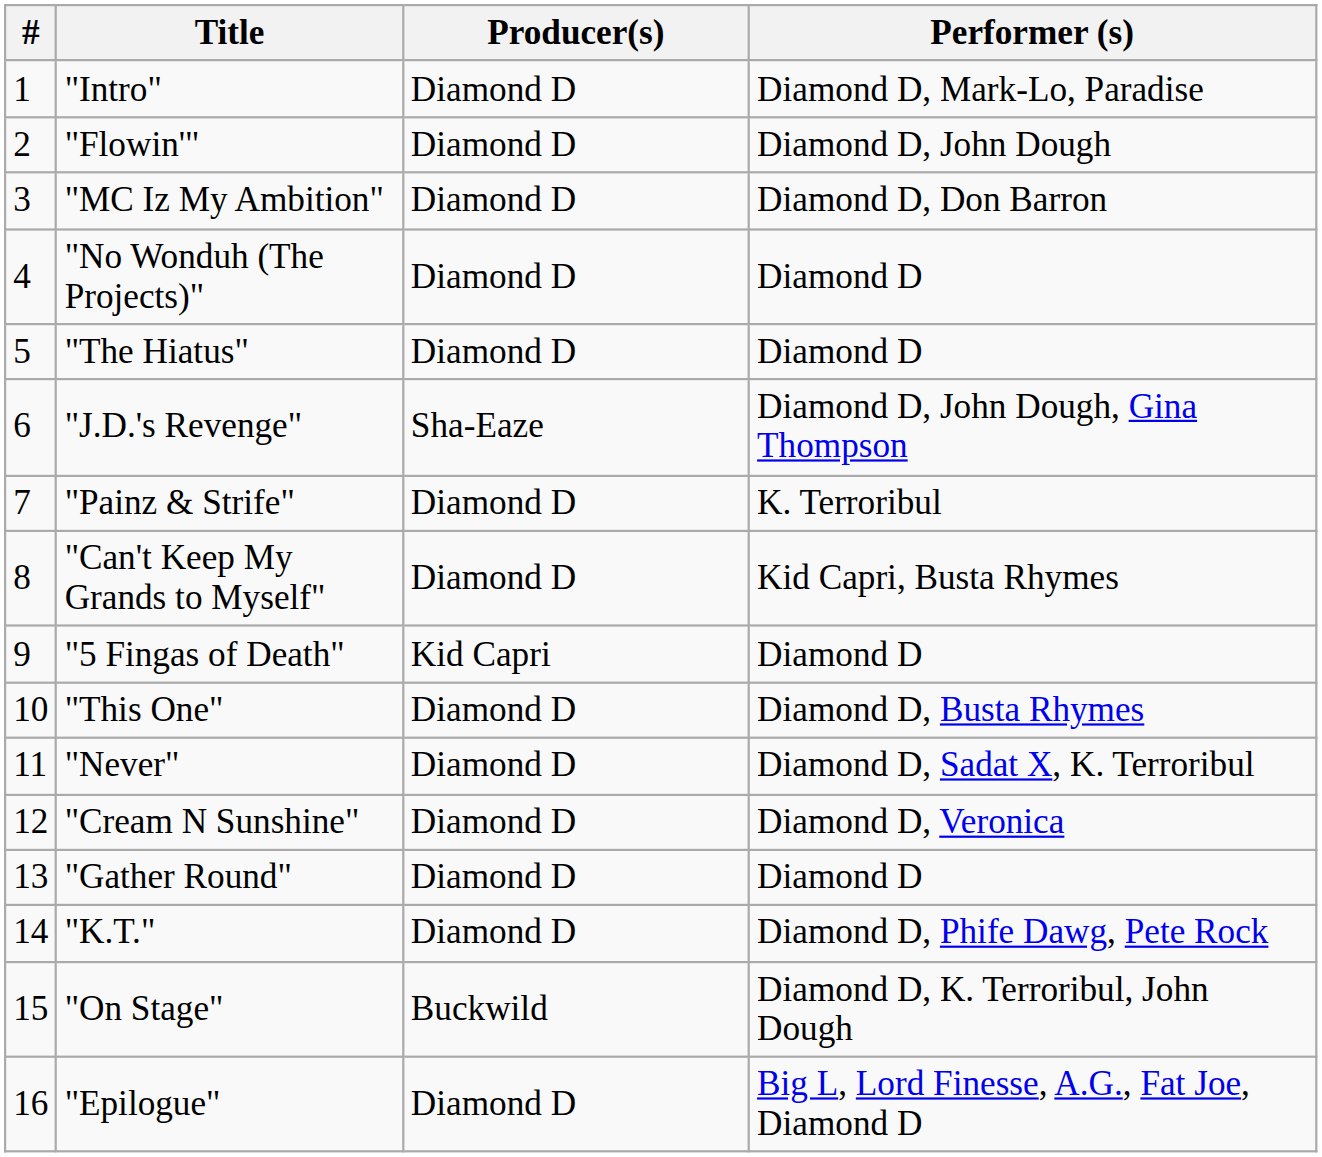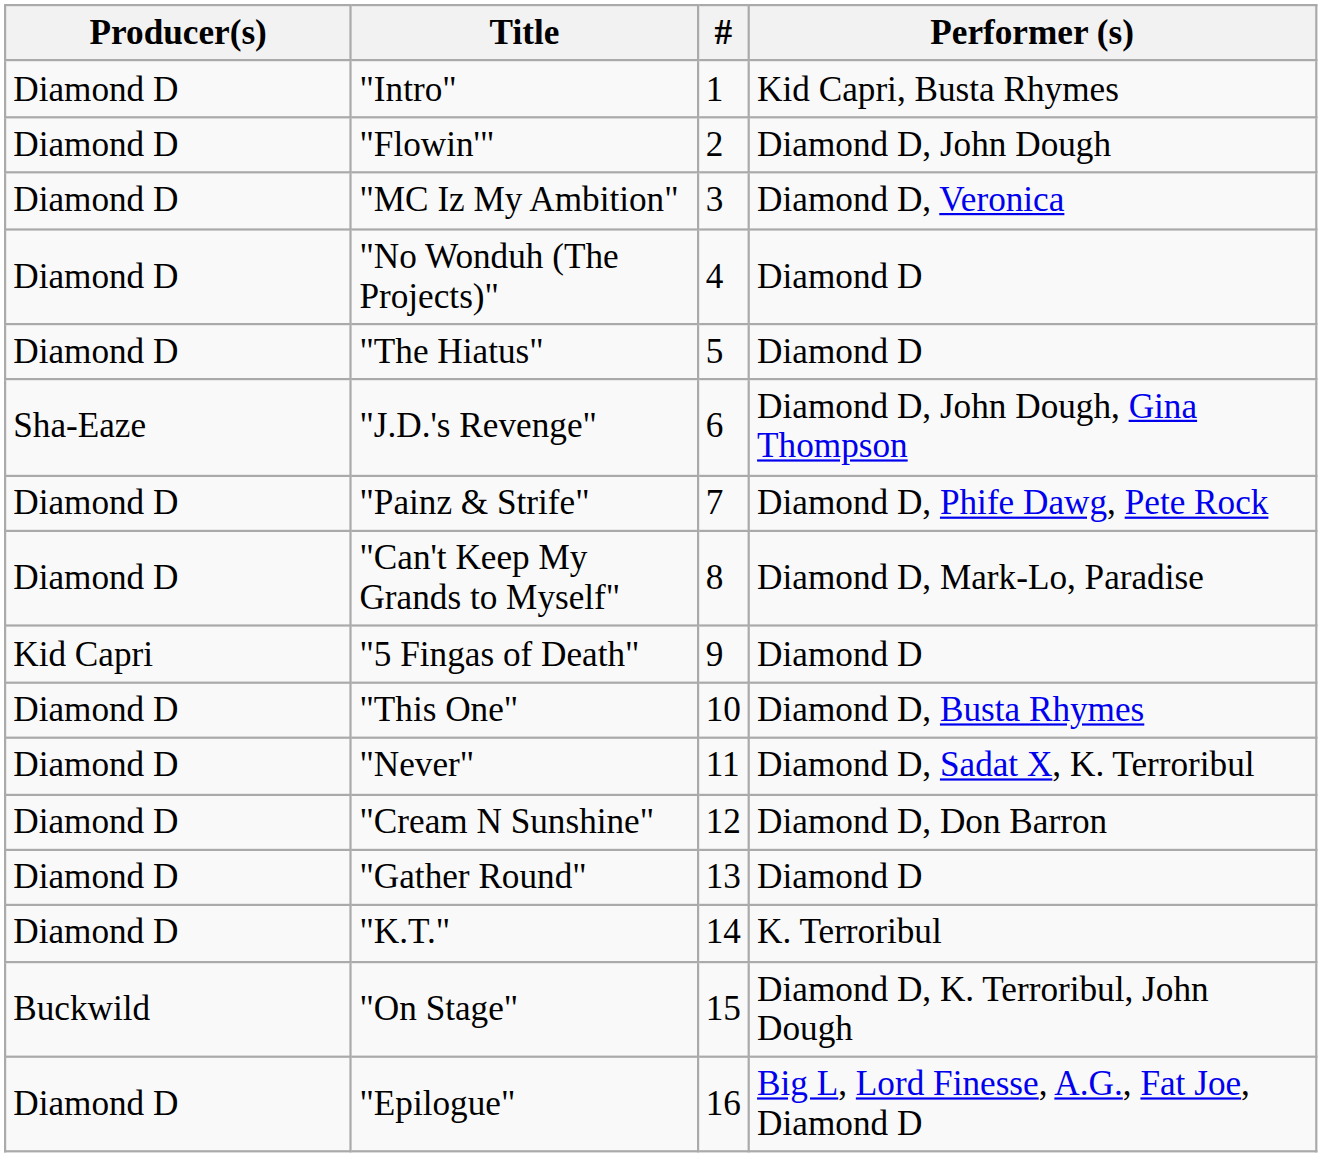columns swapped: (31, 32) <-> (576, 32)
(980, 88) Diamond D, Mark-Lo, Paradise -> (938, 88) Kid Capri, Busta Rhymes
(932, 199) Diamond D, Don Barron -> (911, 199) Diamond D, Veronica
(849, 502) K. Terroribul -> (1013, 502) Diamond D, Phife Dawg, Pete Rock
(938, 578) Kid Capri, Busta Rhymes -> (980, 578) Diamond D, Mark-Lo, Paradise
(911, 821) Diamond D, Veronica -> (932, 821) Diamond D, Don Barron
(1013, 932) Diamond D, Phife Dawg, Pete Rock -> (849, 932) K. Terroribul
